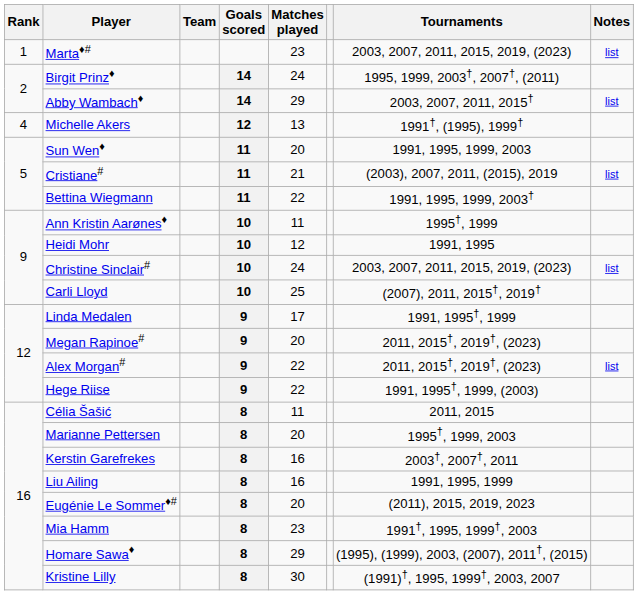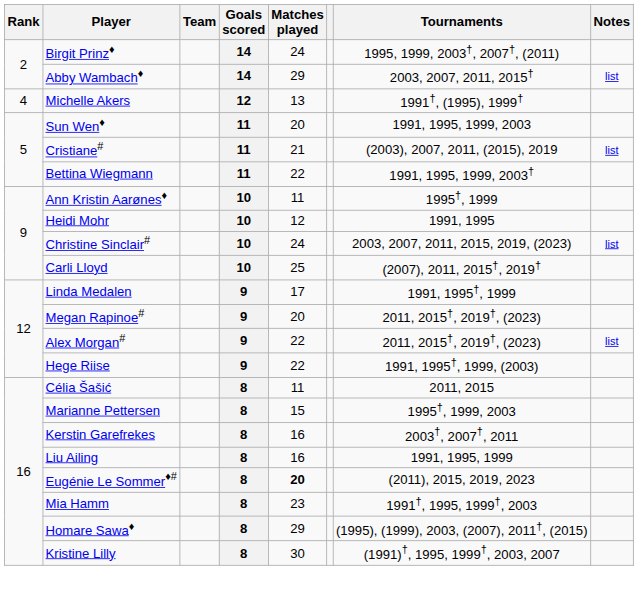- row: (68, 52)
(298, 434) 20 -> (298, 410) 15
(298, 504) normal -> (298, 480) bold
